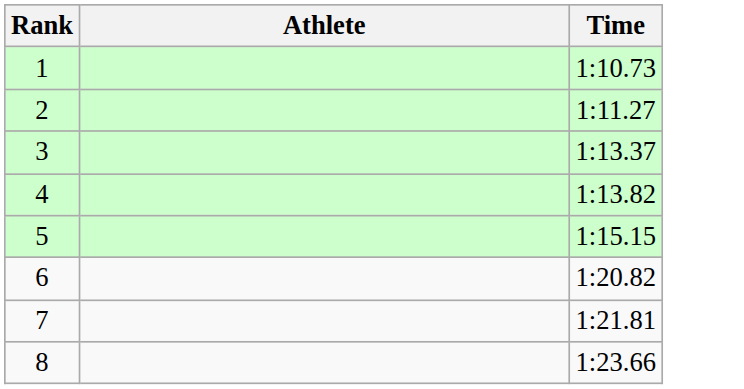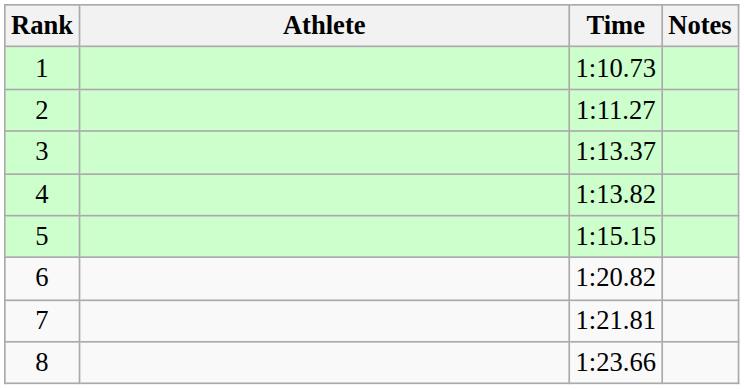+ column: (700, 25)
